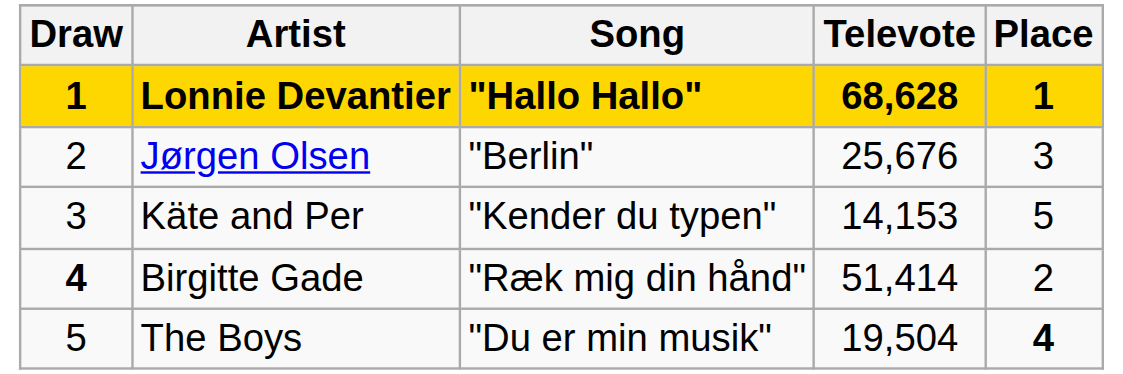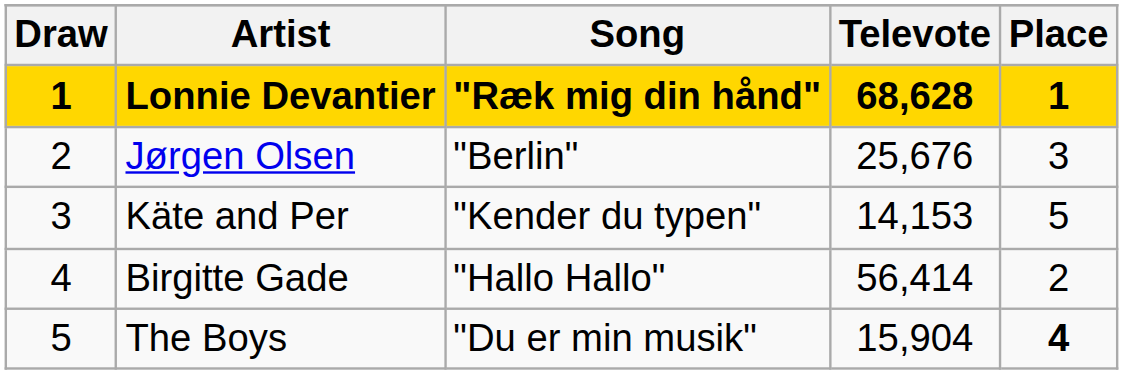(585, 95) "Hallo Hallo" -> (637, 95) "Ræk mig din hånd"
(76, 277) bold -> (61, 277) normal
(637, 277) "Ræk mig din hånd" -> (559, 277) "Hallo Hallo"
(900, 277) 51,414 -> (915, 277) 56,414
(900, 338) 19,504 -> (915, 338) 15,904
